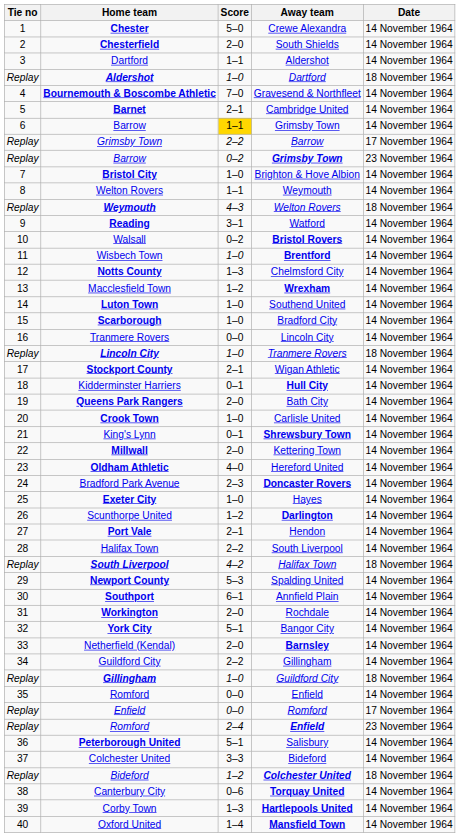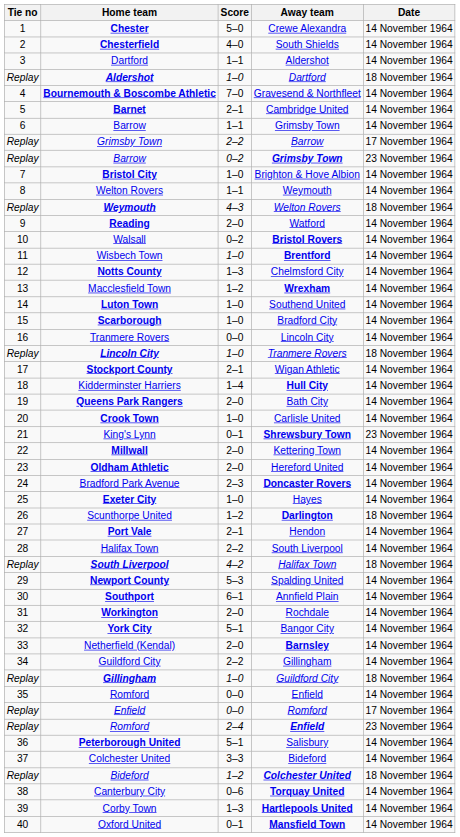(235, 45) 2–0 -> (235, 45) 4–0
(235, 126) gold background -> (235, 126) no background
(235, 223) 3–1 -> (235, 223) 2–0
(235, 386) 0–1 -> (235, 386) 1–4
(409, 434) 14 November 1964 -> (409, 434) 23 November 1964
(235, 467) 4–0 -> (235, 467) 2–0
(409, 516) 14 November 1964 -> (409, 516) 18 November 1964
(235, 824) 1–4 -> (235, 824) 0–1
